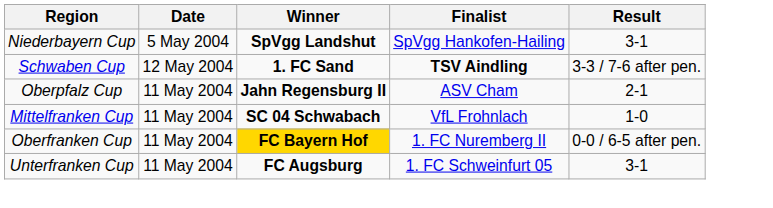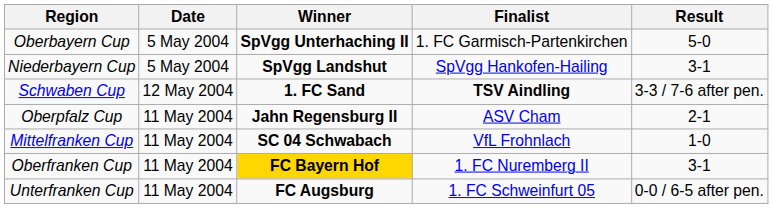+ row: (72, 41)
(637, 141) 0-0 / 6-5 after pen. -> (699, 166) 3-1
(637, 166) 3-1 -> (699, 191) 0-0 / 6-5 after pen.
